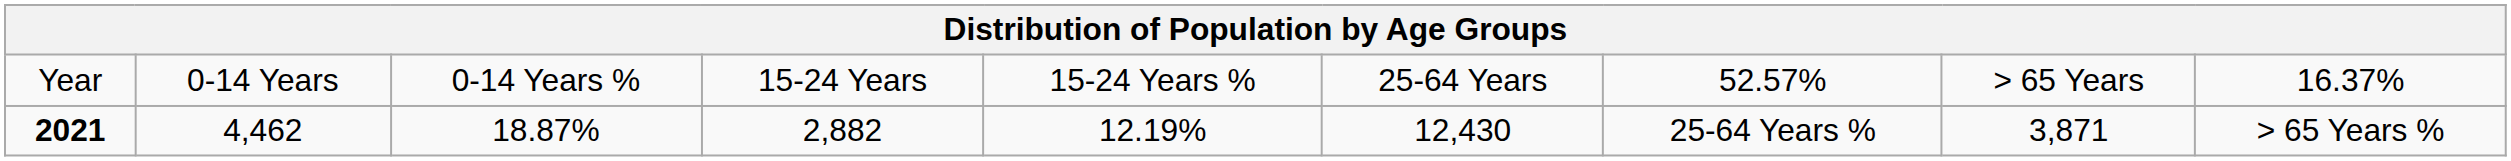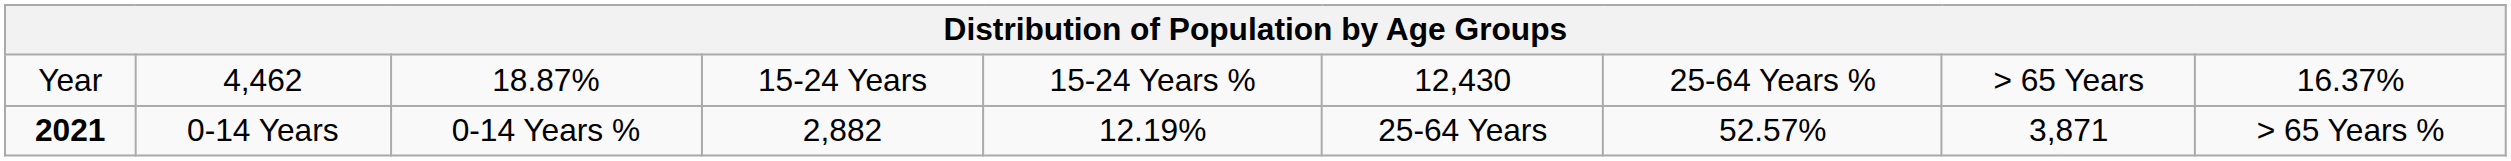(263, 79) 0-14 Years -> (263, 79) 4,462
(546, 79) 0-14 Years % -> (546, 79) 18.87%
(1463, 79) 25-64 Years -> (1463, 79) 12,430
(1773, 79) 52.57% -> (1773, 79) 25-64 Years %
(263, 130) 4,462 -> (263, 130) 0-14 Years
(546, 130) 18.87% -> (546, 130) 0-14 Years %
(1463, 130) 12,430 -> (1463, 130) 25-64 Years
(1773, 130) 25-64 Years % -> (1773, 130) 52.57%
